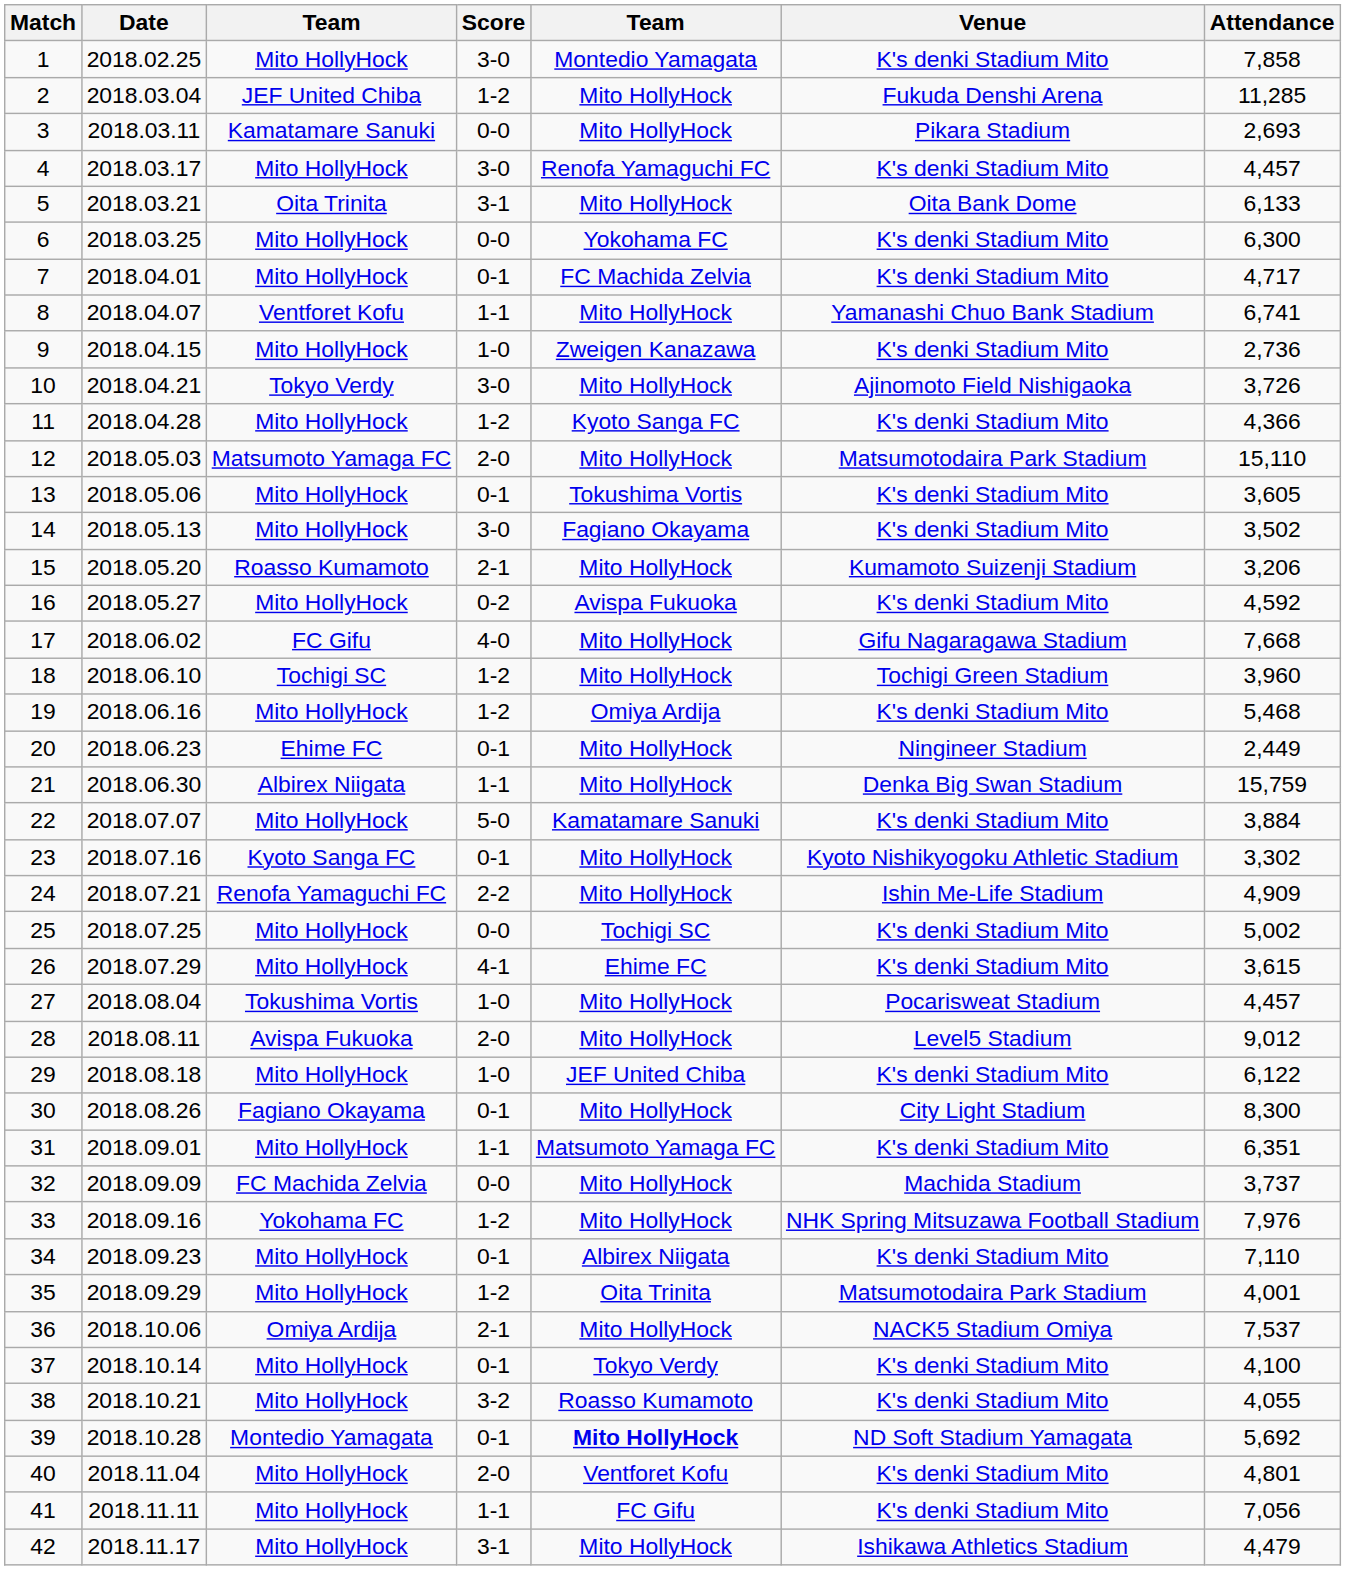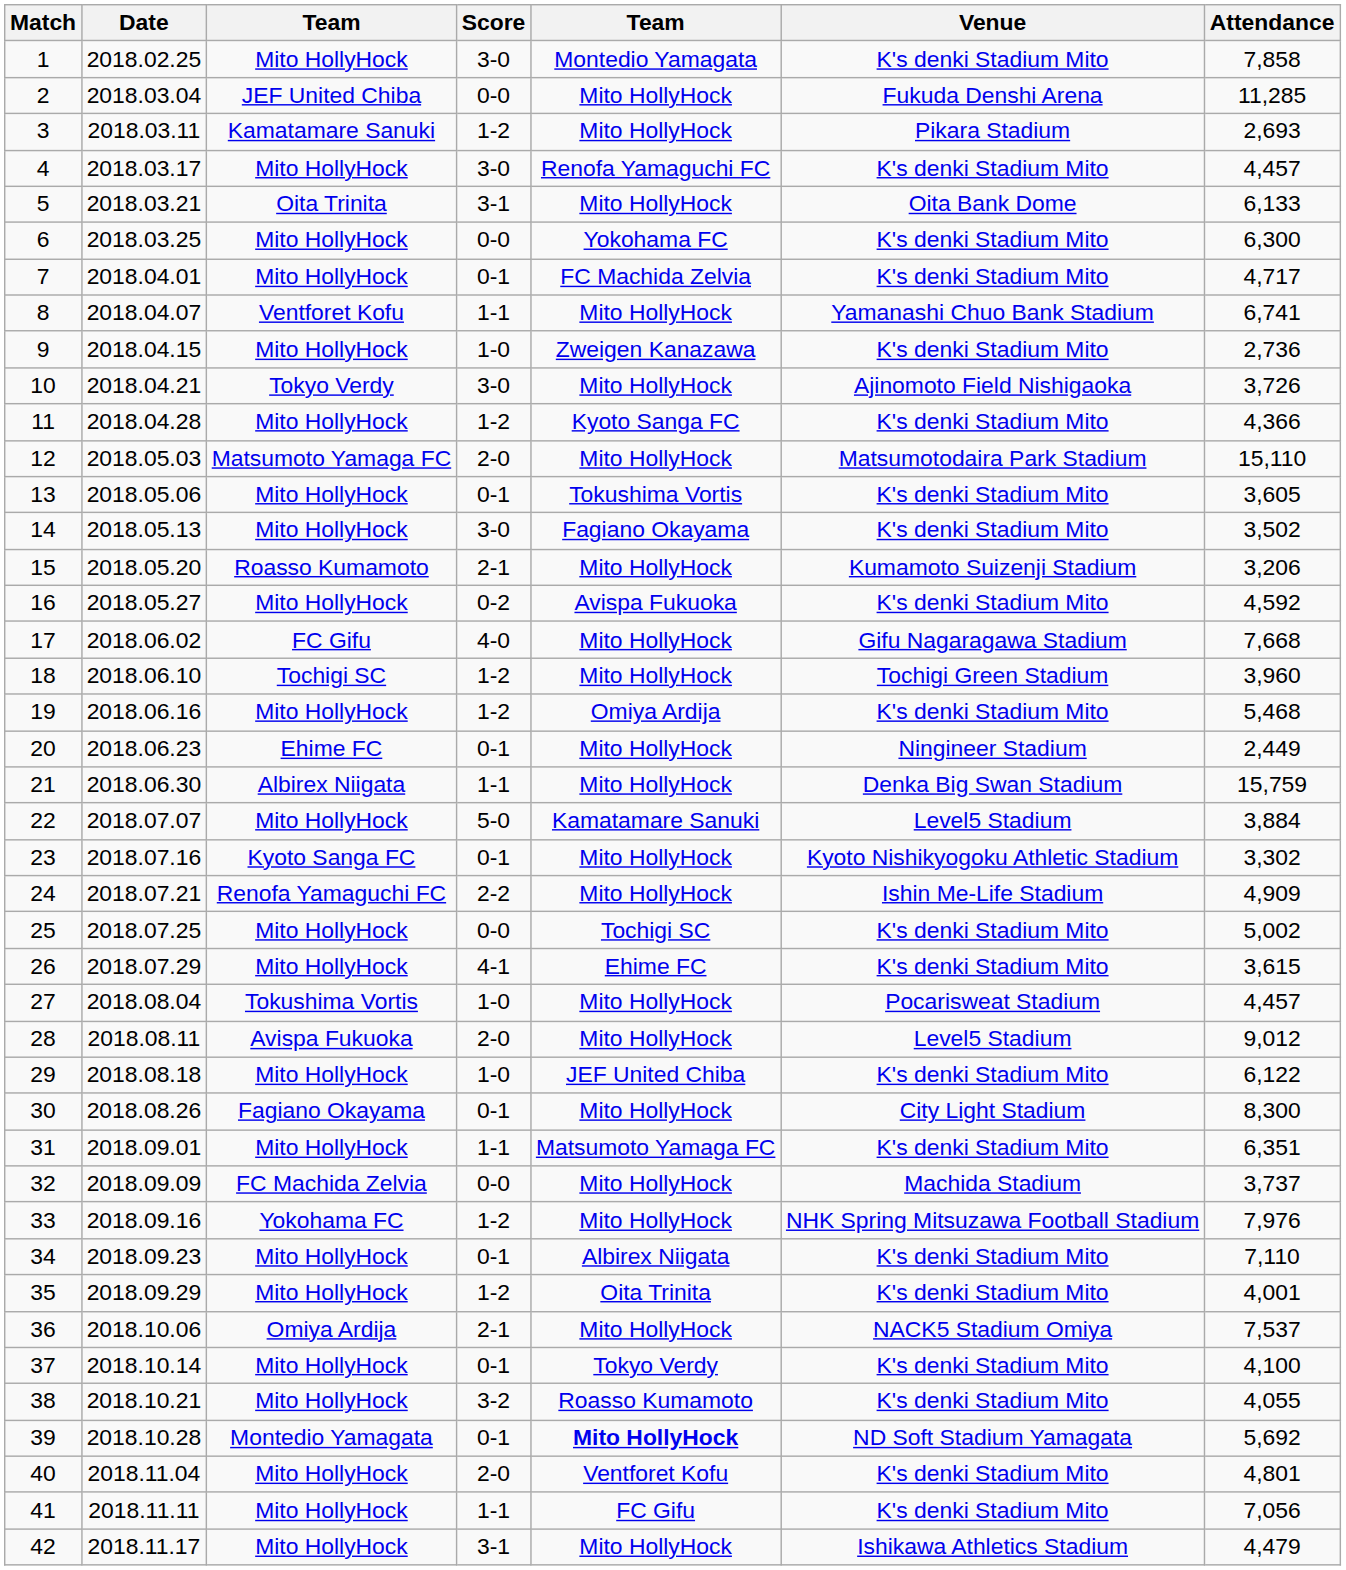(494, 95) 1-2 -> (494, 95) 0-0
(494, 131) 0-0 -> (494, 131) 1-2
(993, 820) K's denki Stadium Mito -> (993, 820) Level5 Stadium
(993, 1292) Matsumotodaira Park Stadium -> (993, 1292) K's denki Stadium Mito
